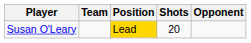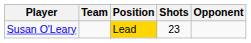(174, 29) 20 -> (174, 29) 23
